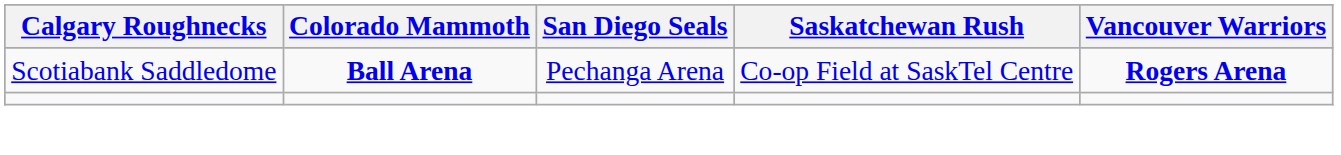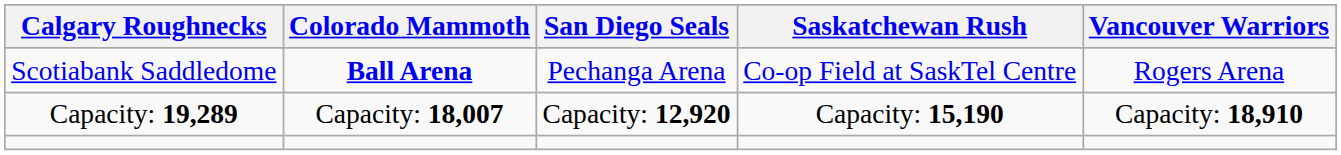(1206, 69) bold -> (1209, 69) normal
+ row: (144, 113)
